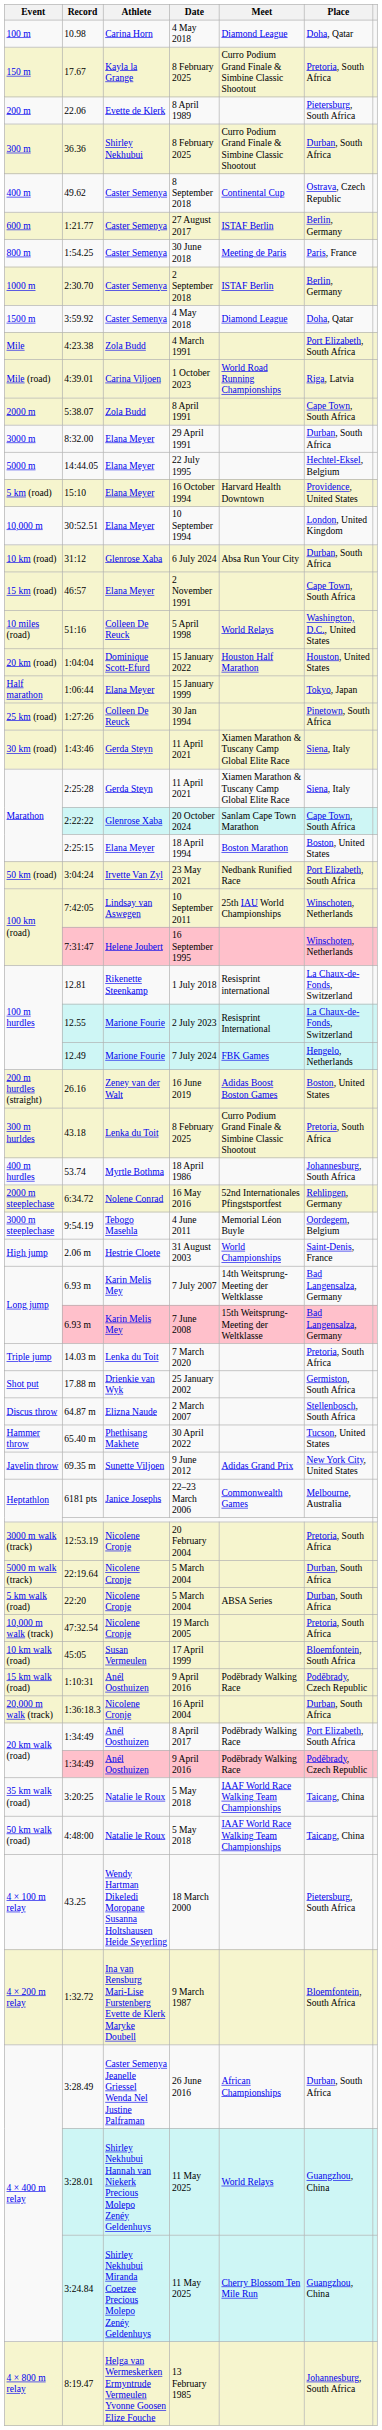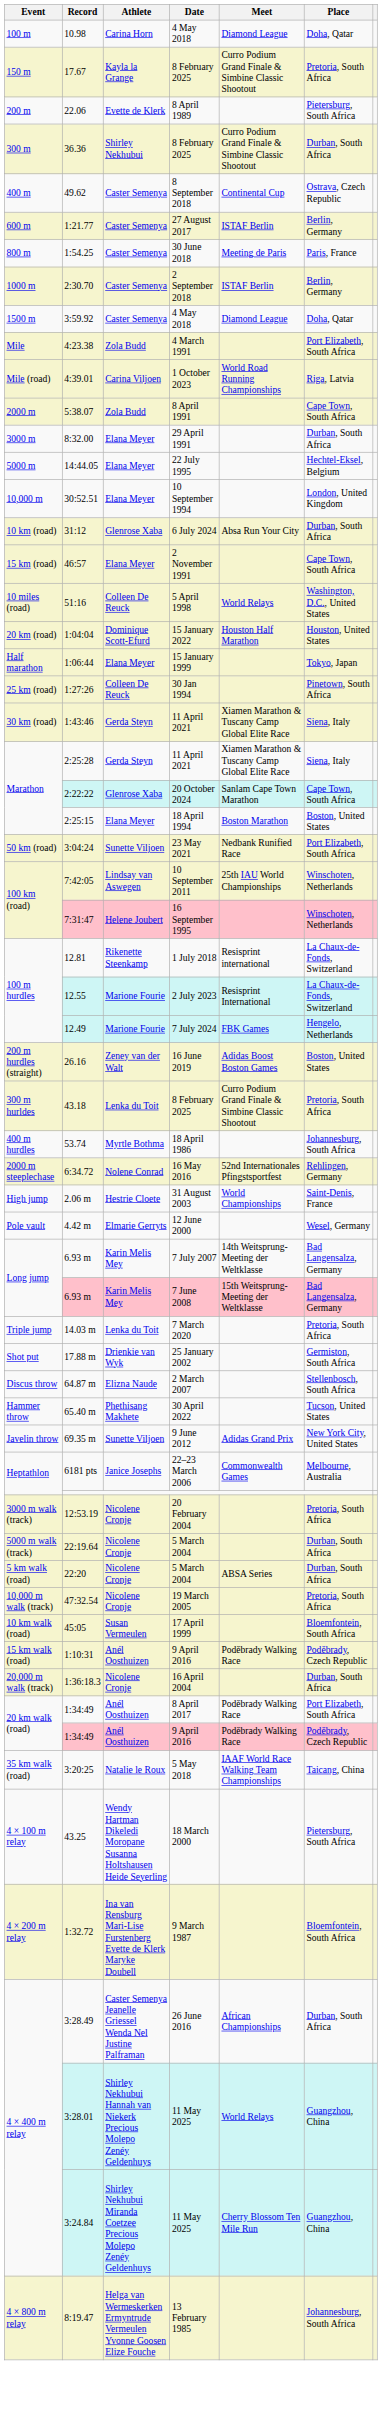- row: (75, 493)
(134, 875) Irvette Van Zyl -> (135, 848) Sunette Viljoen
- row: (79, 1226)
+ row: (78, 1226)
- row: (79, 1835)
